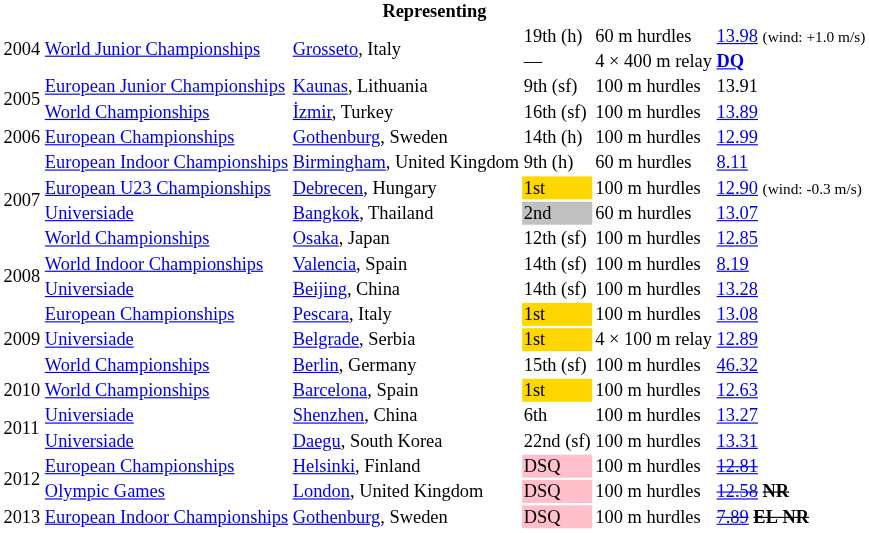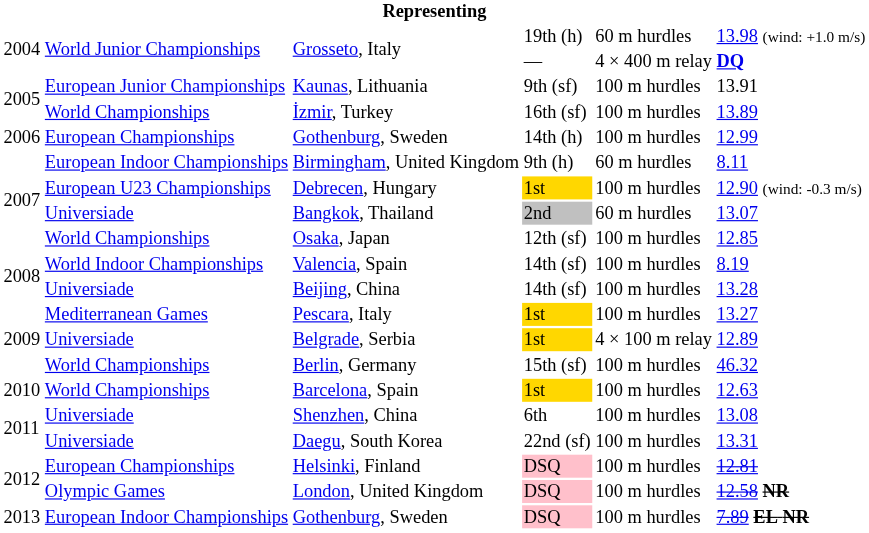(140, 314) European Championships -> (126, 314) Mediterranean Games
(737, 314) 13.08 -> (737, 314) 13.27
(737, 415) 13.27 -> (737, 415) 13.08
